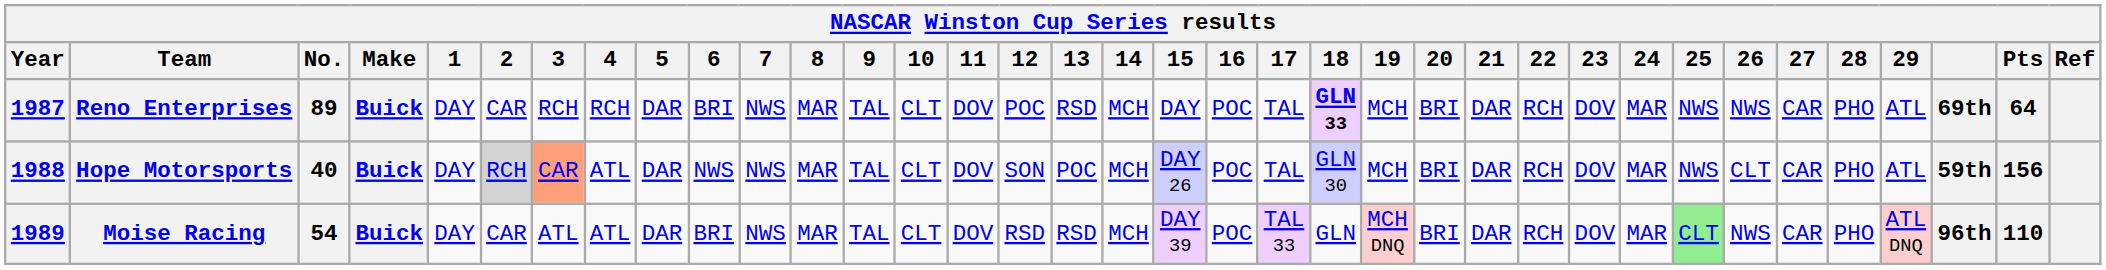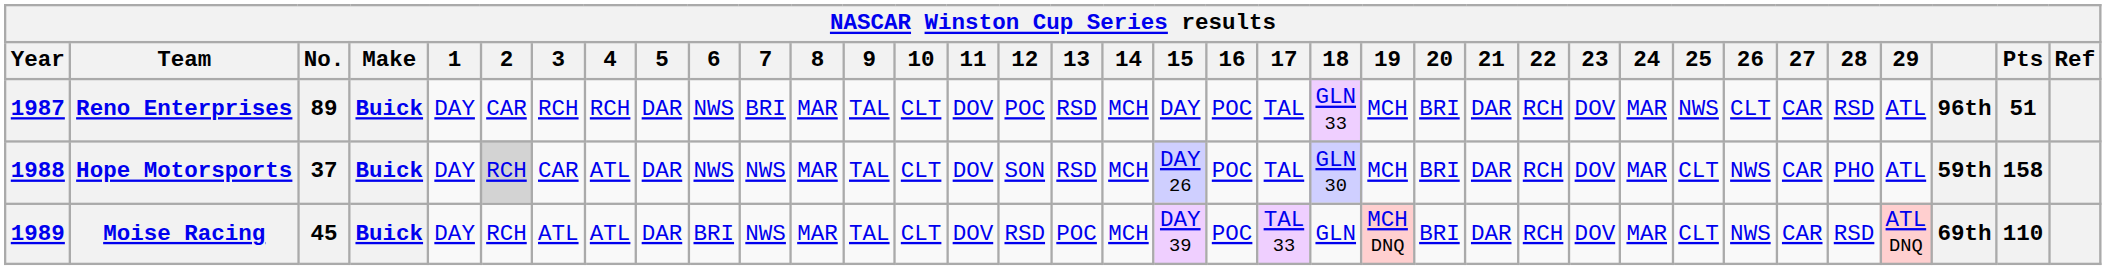(714, 109) BRI -> (714, 109) NWS
(766, 109) NWS -> (766, 109) BRI
(1336, 109) bold -> (1336, 108) normal
(1750, 109) NWS -> (1750, 109) CLT
(1854, 109) PHO -> (1854, 109) RSD
(1964, 109) 69th -> (1964, 109) 96th
(2023, 109) 64 -> (2023, 109) 51
(324, 171) 40 -> (324, 171) 37
(558, 171) lightsalmon background -> (558, 171) no background
(1077, 171) POC -> (1077, 171) RSD
(1699, 171) NWS -> (1699, 171) CLT
(1750, 171) CLT -> (1750, 171) NWS
(2023, 171) 156 -> (2023, 171) 158
(324, 233) 54 -> (324, 233) 45
(506, 233) CAR -> (506, 233) RCH
(1077, 233) RSD -> (1077, 233) POC
(1699, 233) lightgreen background -> (1699, 233) no background
(1854, 233) PHO -> (1854, 233) RSD
(1964, 233) 96th -> (1964, 233) 69th
